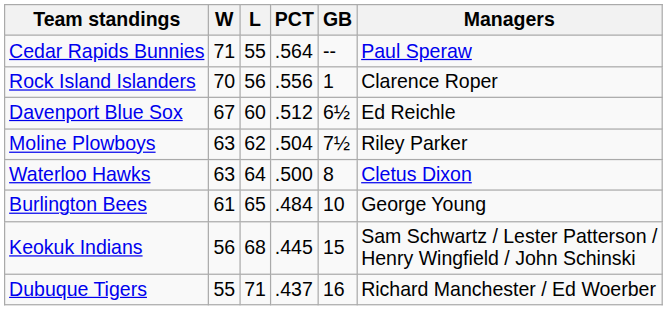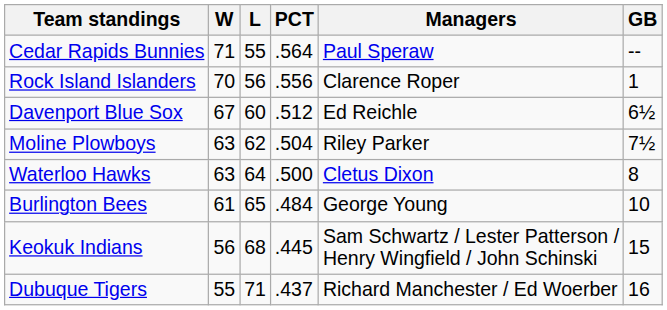columns swapped: (338, 19) <-> (509, 19)
